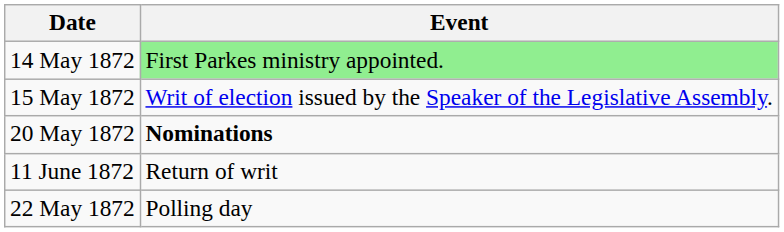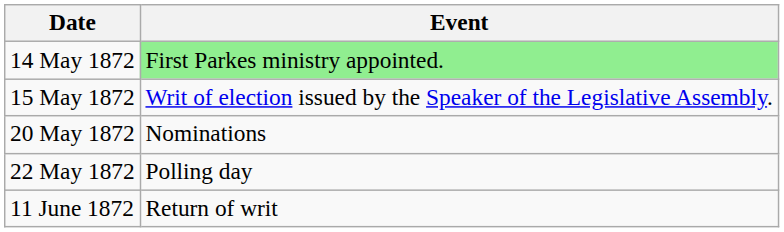(209, 134) bold -> (206, 134) normal
rows swapped: (72, 208) <-> (72, 171)
